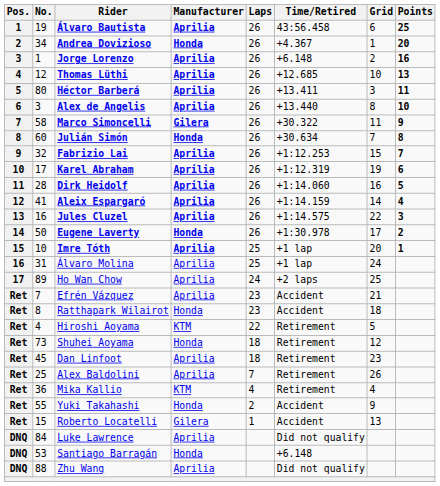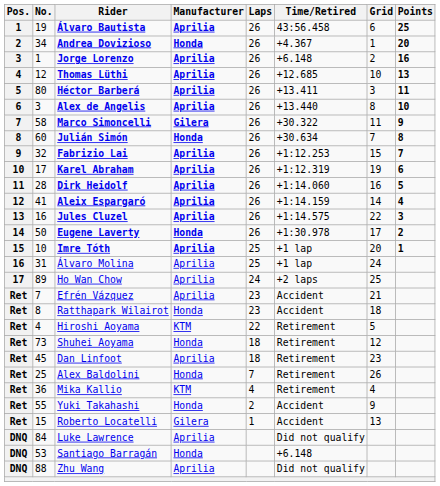(194, 375) Aprilia -> (188, 375) Honda
